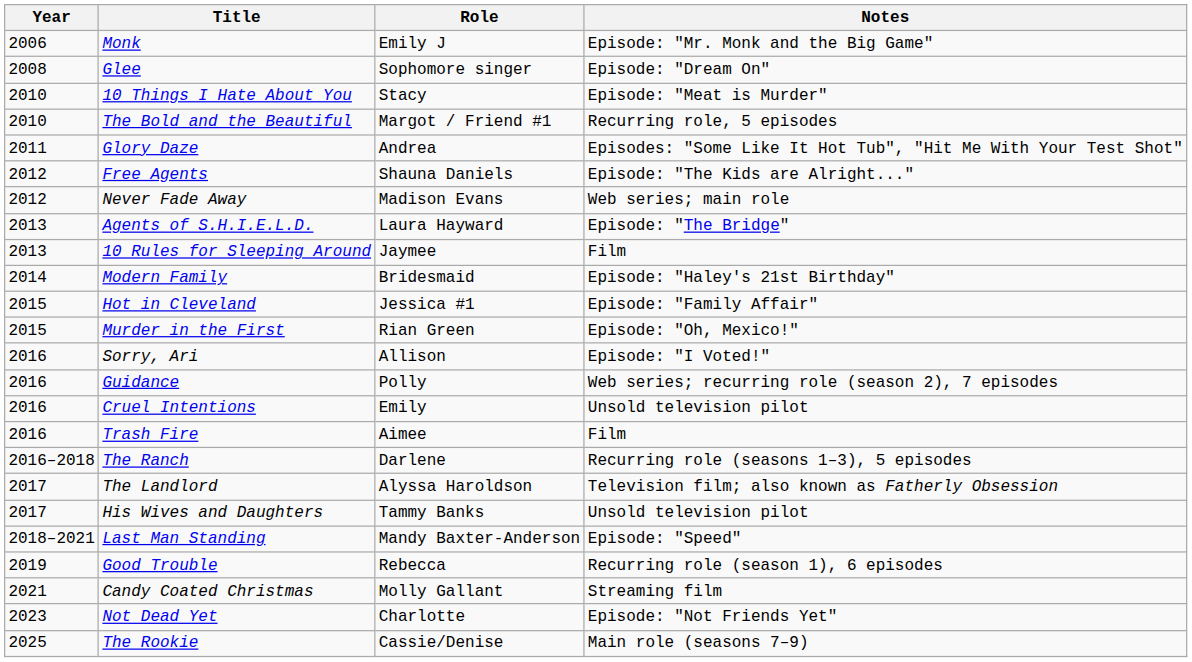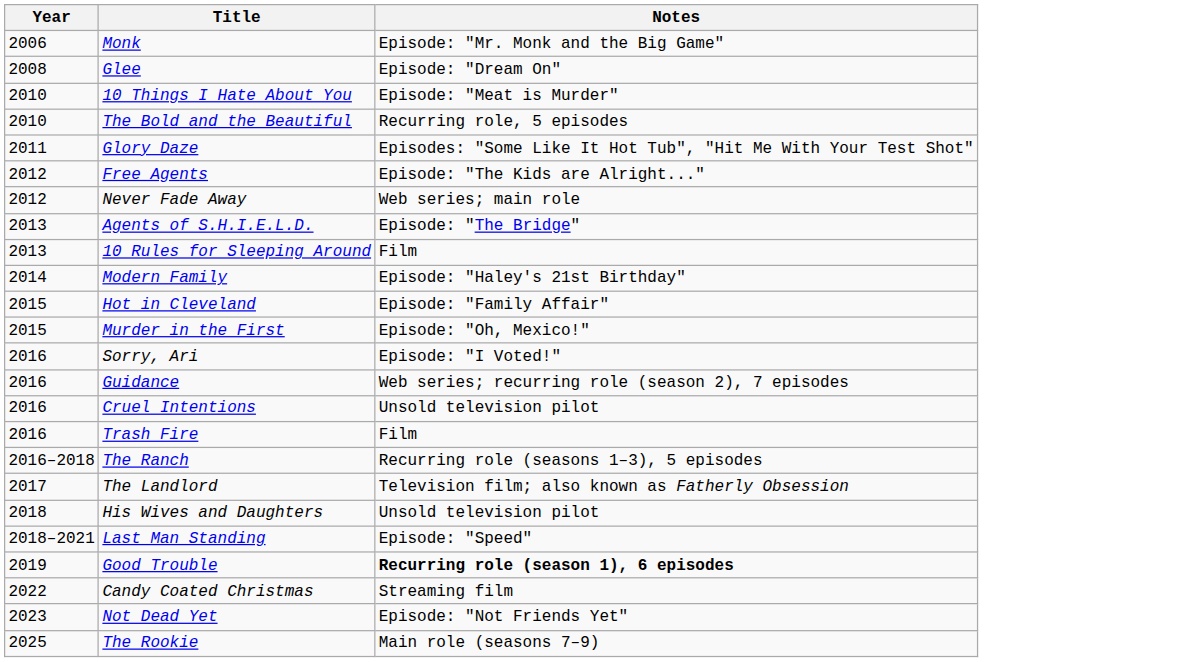- column: (479, 18)
(28, 513) 2017 -> (28, 513) 2018
(765, 565) normal -> (556, 565) bold
(28, 591) 2021 -> (28, 591) 2022
